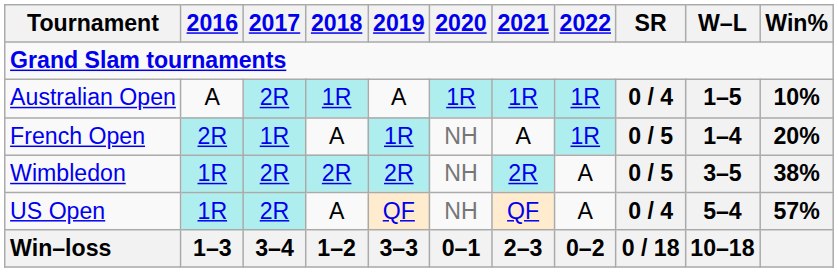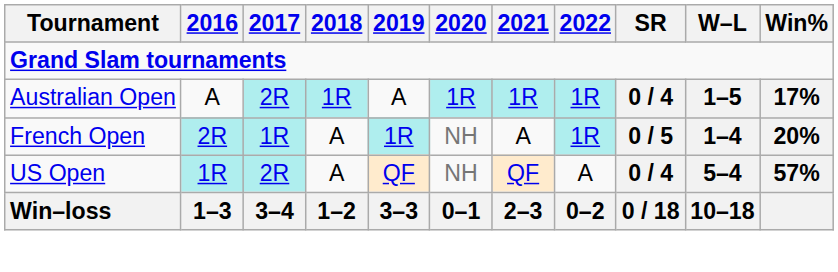(797, 97) 10% -> (797, 97) 17%
- row: (68, 172)
